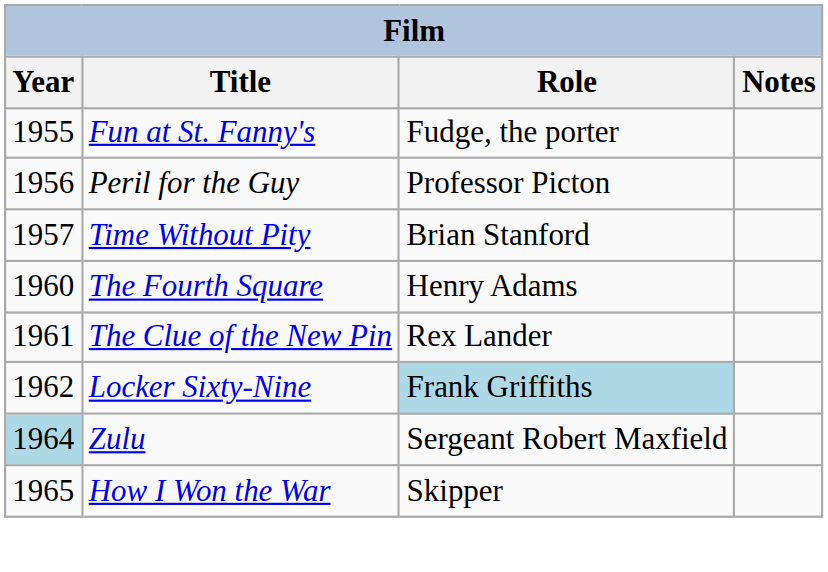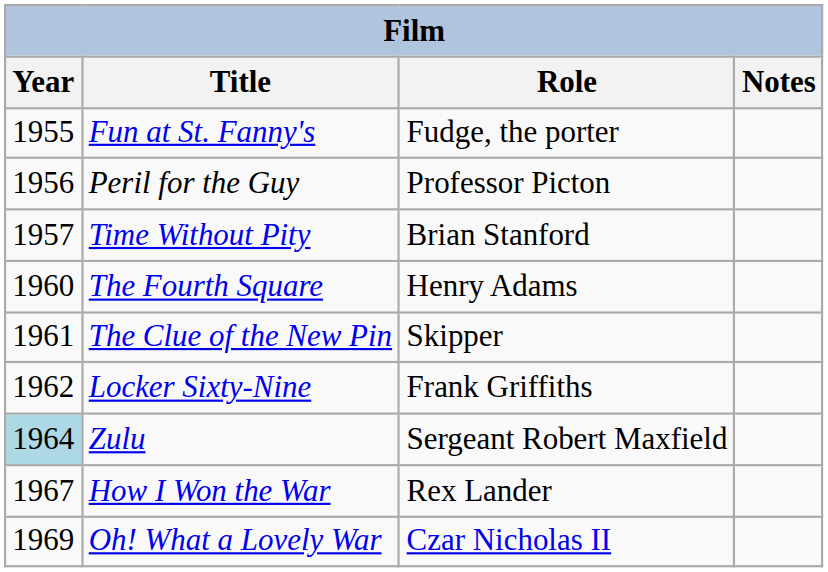(479, 336) Rex Lander -> (455, 336) Skipper
(500, 387) lightblue background -> (500, 387) no background
(43, 489) 1965 -> (43, 489) 1967
(455, 489) Skipper -> (479, 489) Rex Lander
+ row: (235, 541)
